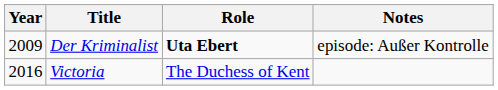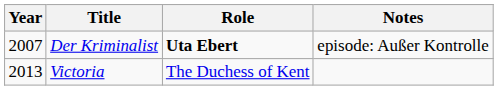(25, 44) 2009 -> (25, 44) 2007
(25, 71) 2016 -> (25, 71) 2013
